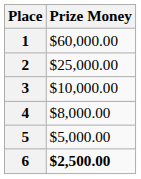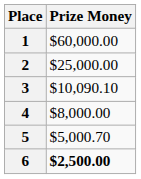(84, 88) $10,000.00 -> (84, 88) $10,090.10
(80, 137) $5,000.00 -> (80, 137) $5,000.70
